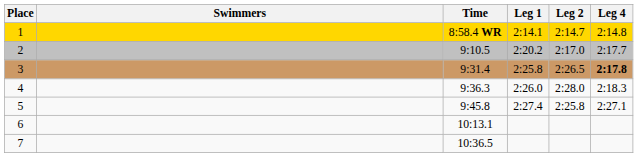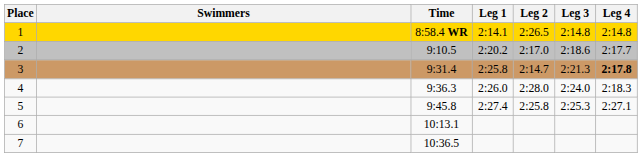+ column: (575, 13)
(570, 32) 2:14.7 -> (534, 32) 2:26.5
(570, 69) 2:26.5 -> (534, 69) 2:14.7
